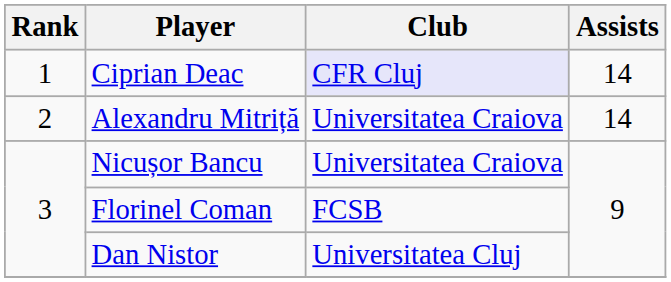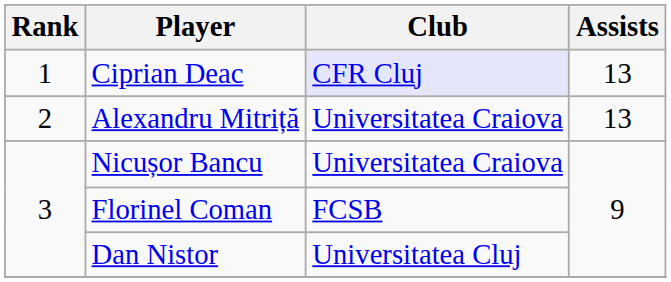(617, 72) 14 -> (617, 72) 13
(617, 118) 14 -> (617, 118) 13
